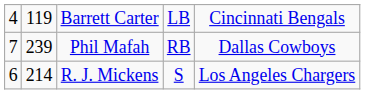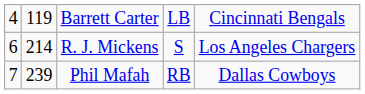rows swapped: (110, 74) <-> (110, 46)
